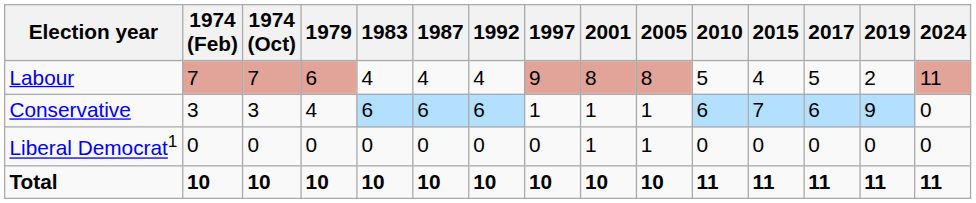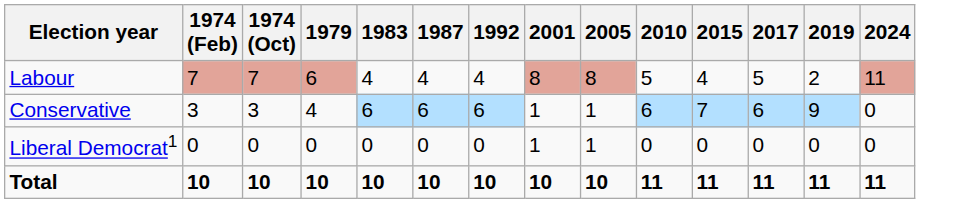- column: (552, 32)
